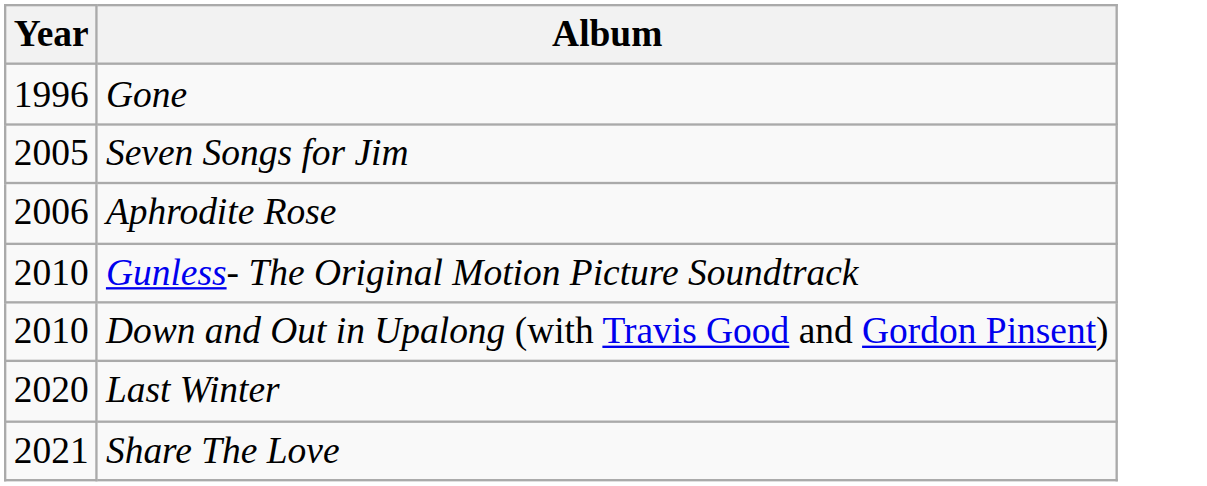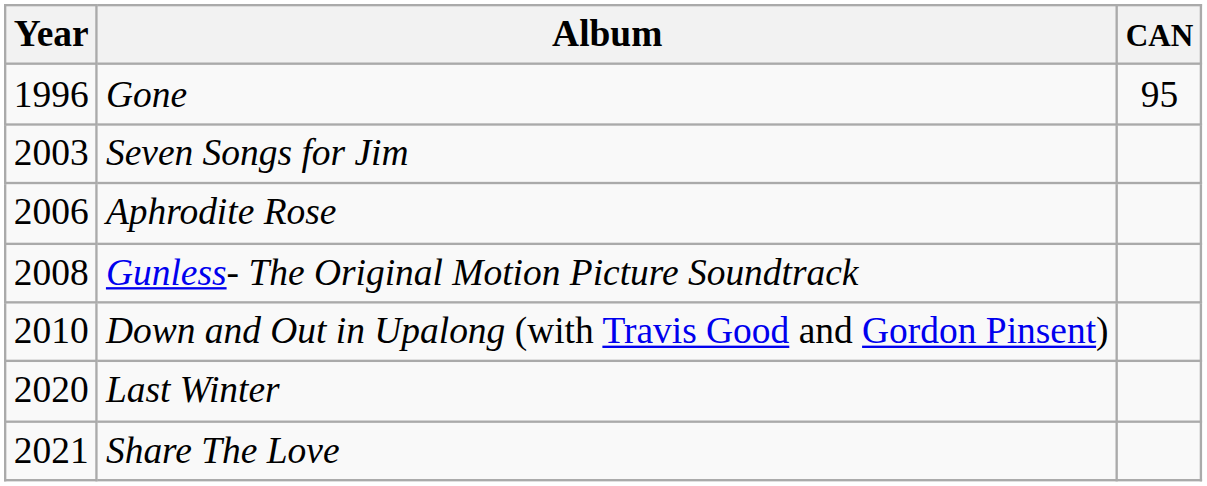+ column: (1160, 36)
(51, 152) 2005 -> (51, 152) 2003
(51, 271) 2010 -> (51, 271) 2008
